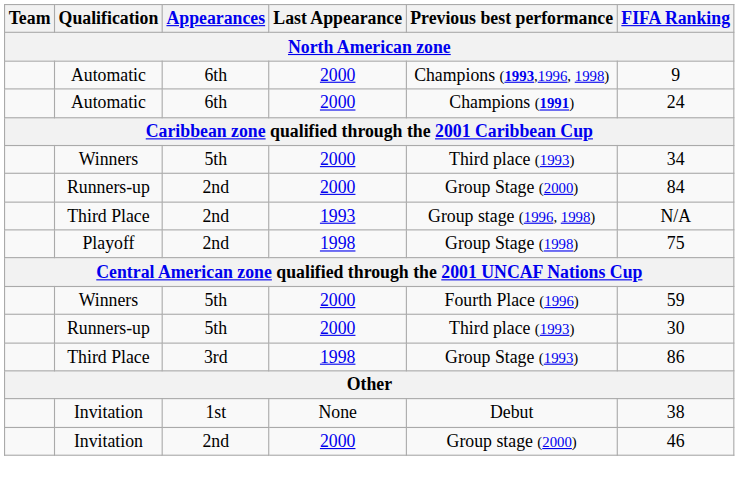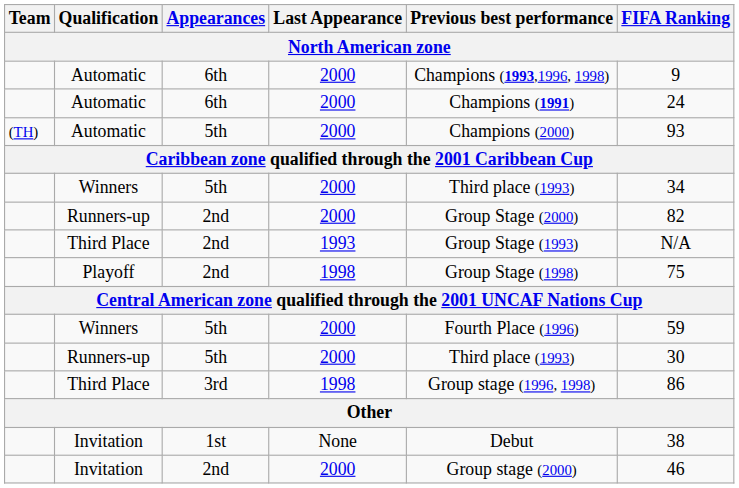+ row: (108, 131)
(676, 187) 84 -> (676, 215) 82
(512, 215) Group stage (1996, 1998) -> (512, 243) Group Stage (1993)
(512, 356) Group Stage (1993) -> (512, 384) Group stage (1996, 1998)
